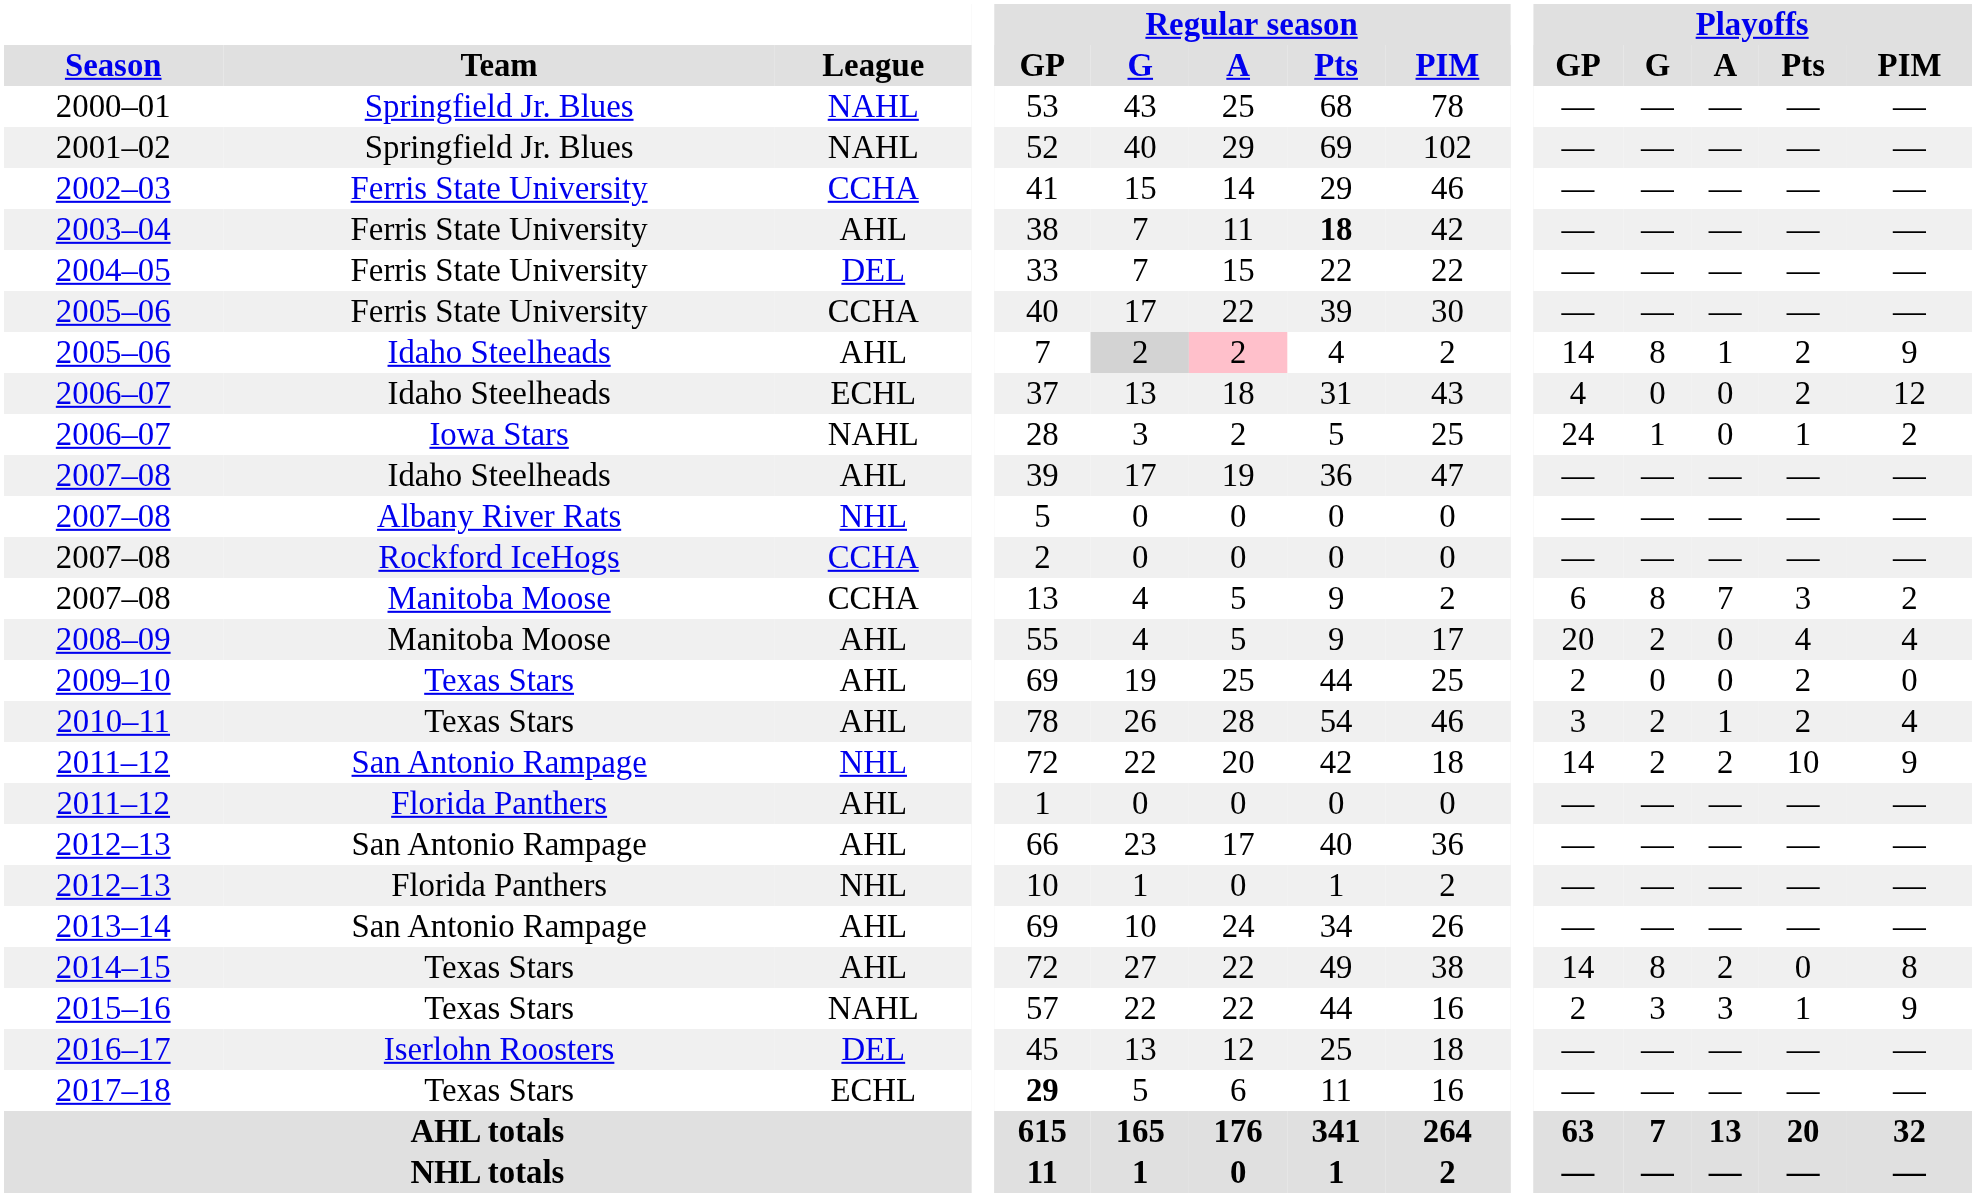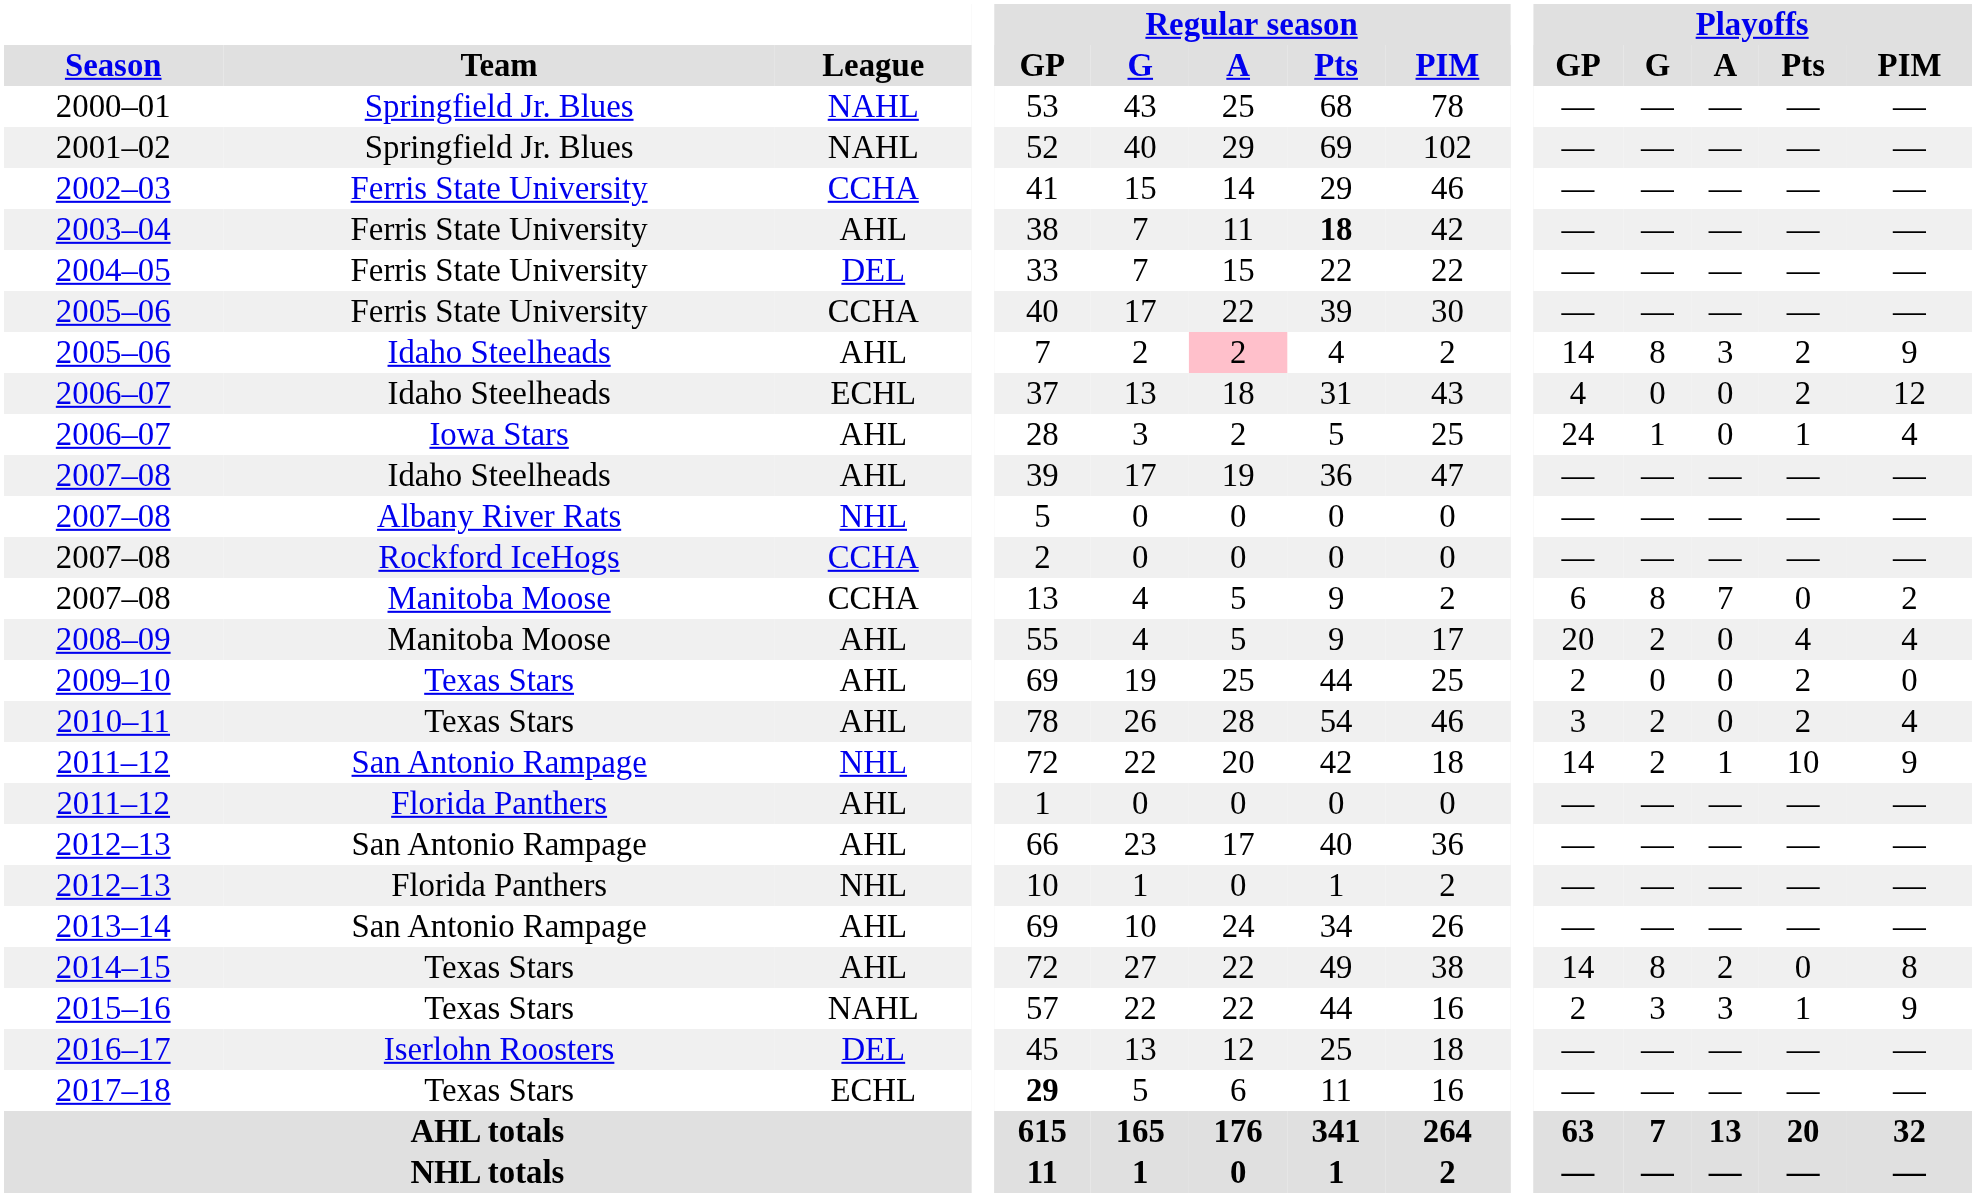(1140, 351) lightgrey background -> (1140, 351) no background
(1725, 351) 1 -> (1725, 351) 3
(873, 433) NAHL -> (873, 433) AHL
(1909, 433) 2 -> (1909, 433) 4
(1803, 597) 3 -> (1803, 597) 0
(1725, 720) 1 -> (1725, 720) 0
(1725, 761) 2 -> (1725, 761) 1
